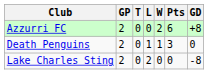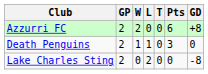columns swapped: (159, 12) <-> (138, 12)
